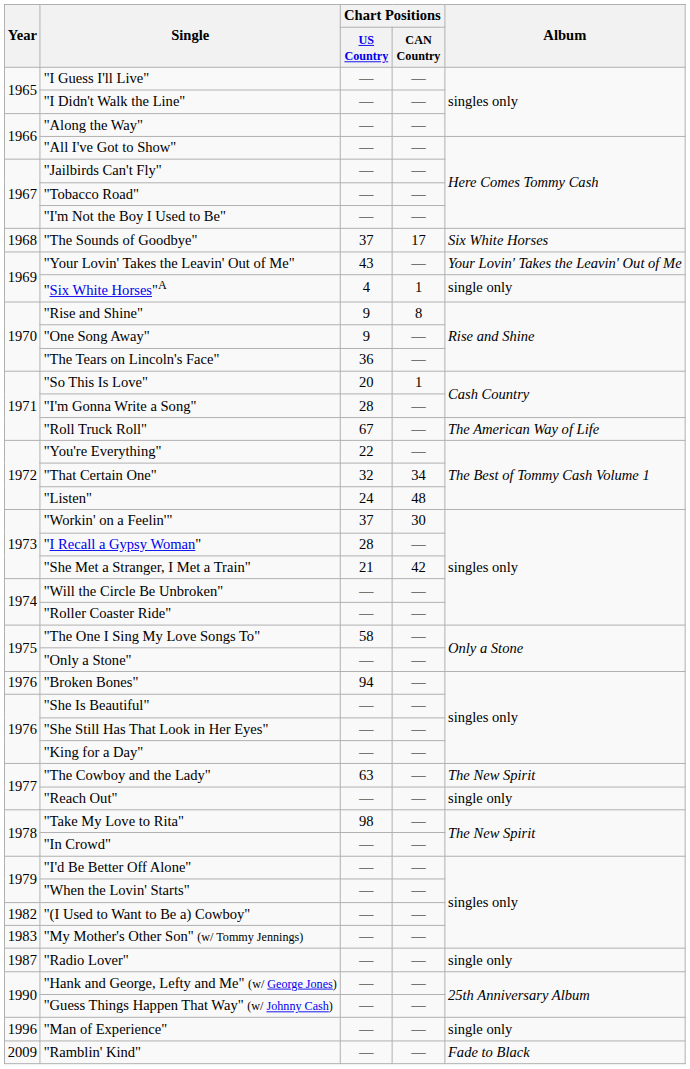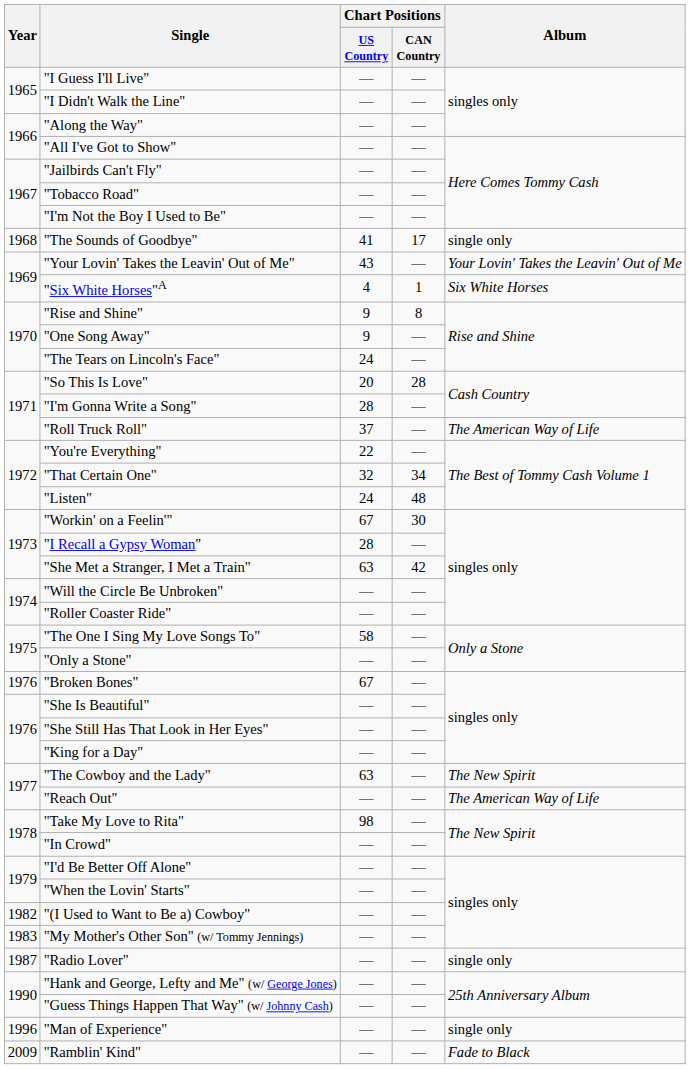(366, 240) 37 -> (366, 240) 41
(498, 240) Six White Horses -> (480, 240) single only
(480, 288) single only -> (498, 288) Six White Horses
(366, 359) 36 -> (366, 359) 24
(419, 382) 1 -> (419, 382) 28
(366, 428) 67 -> (366, 428) 37
(366, 521) 37 -> (366, 521) 67
(366, 567) 21 -> (366, 567) 63
(366, 682) 94 -> (366, 682) 67
(480, 798) single only -> (524, 798) The American Way of Life
